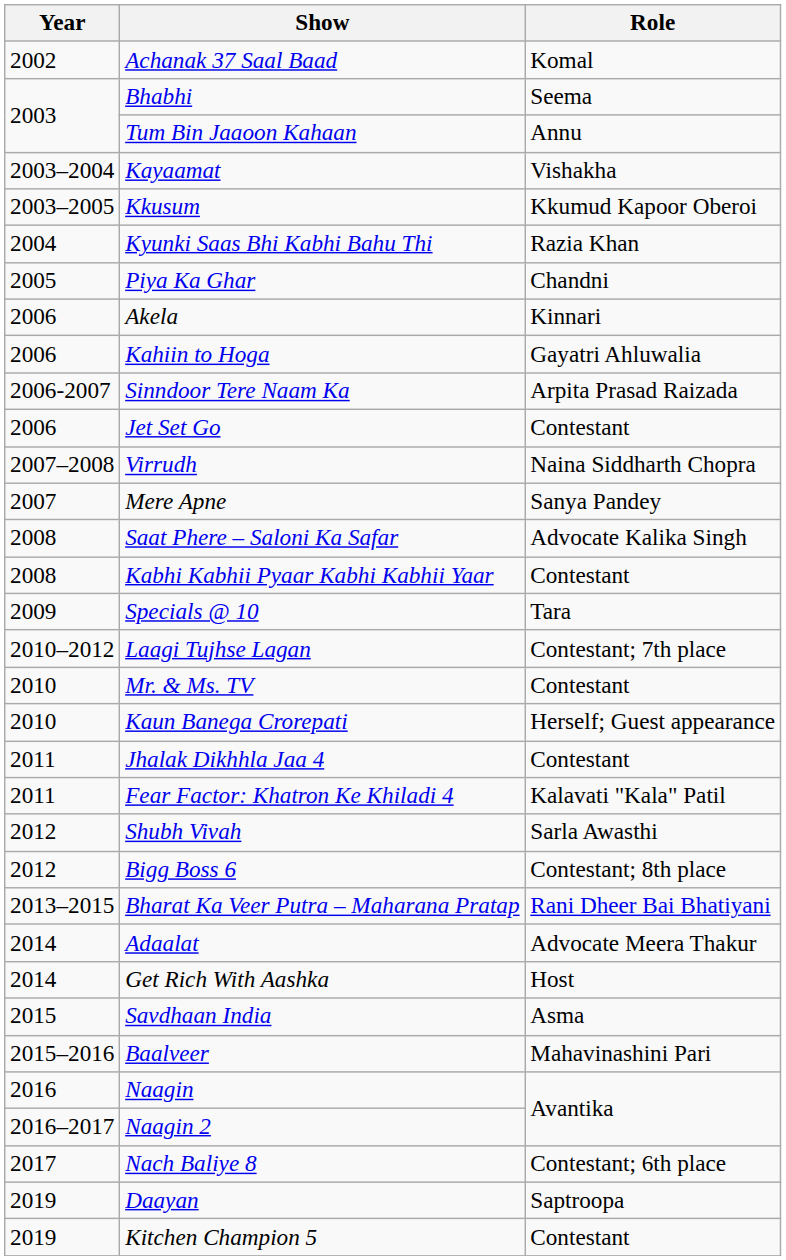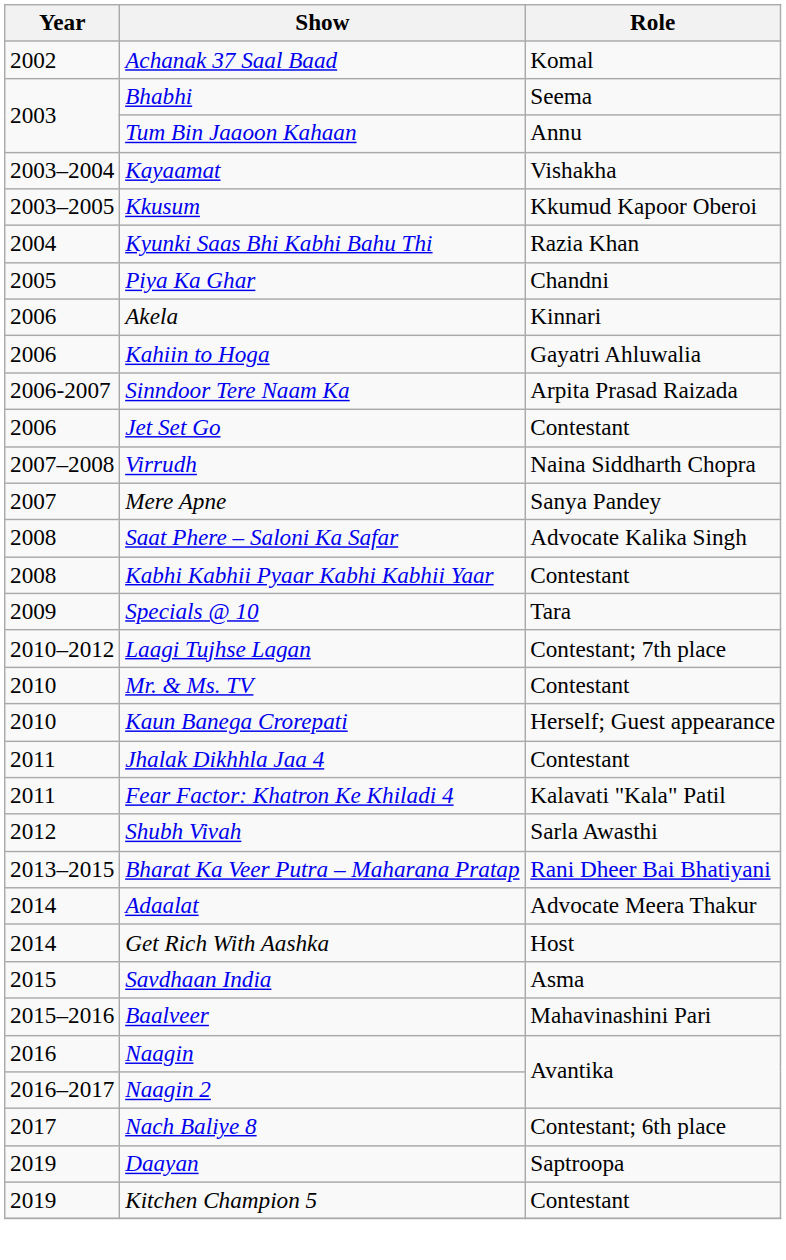- row: (181, 869)
